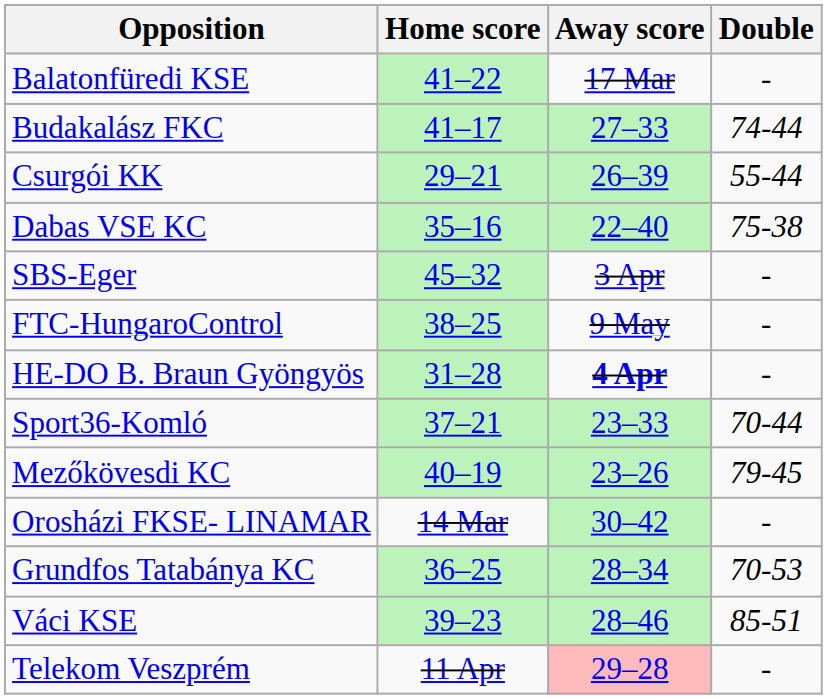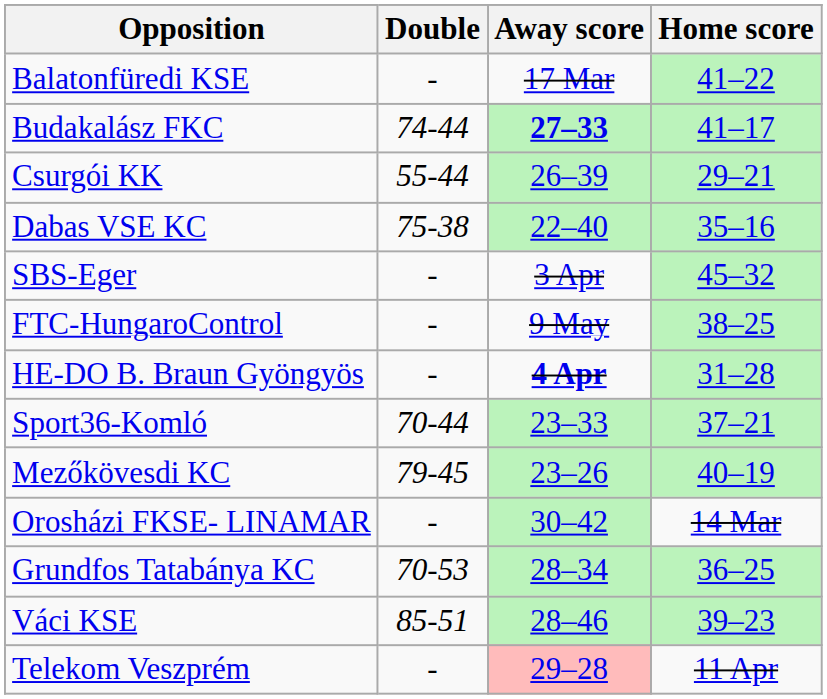columns swapped: (463, 29) <-> (766, 29)
(630, 127) normal -> (569, 127) bold
